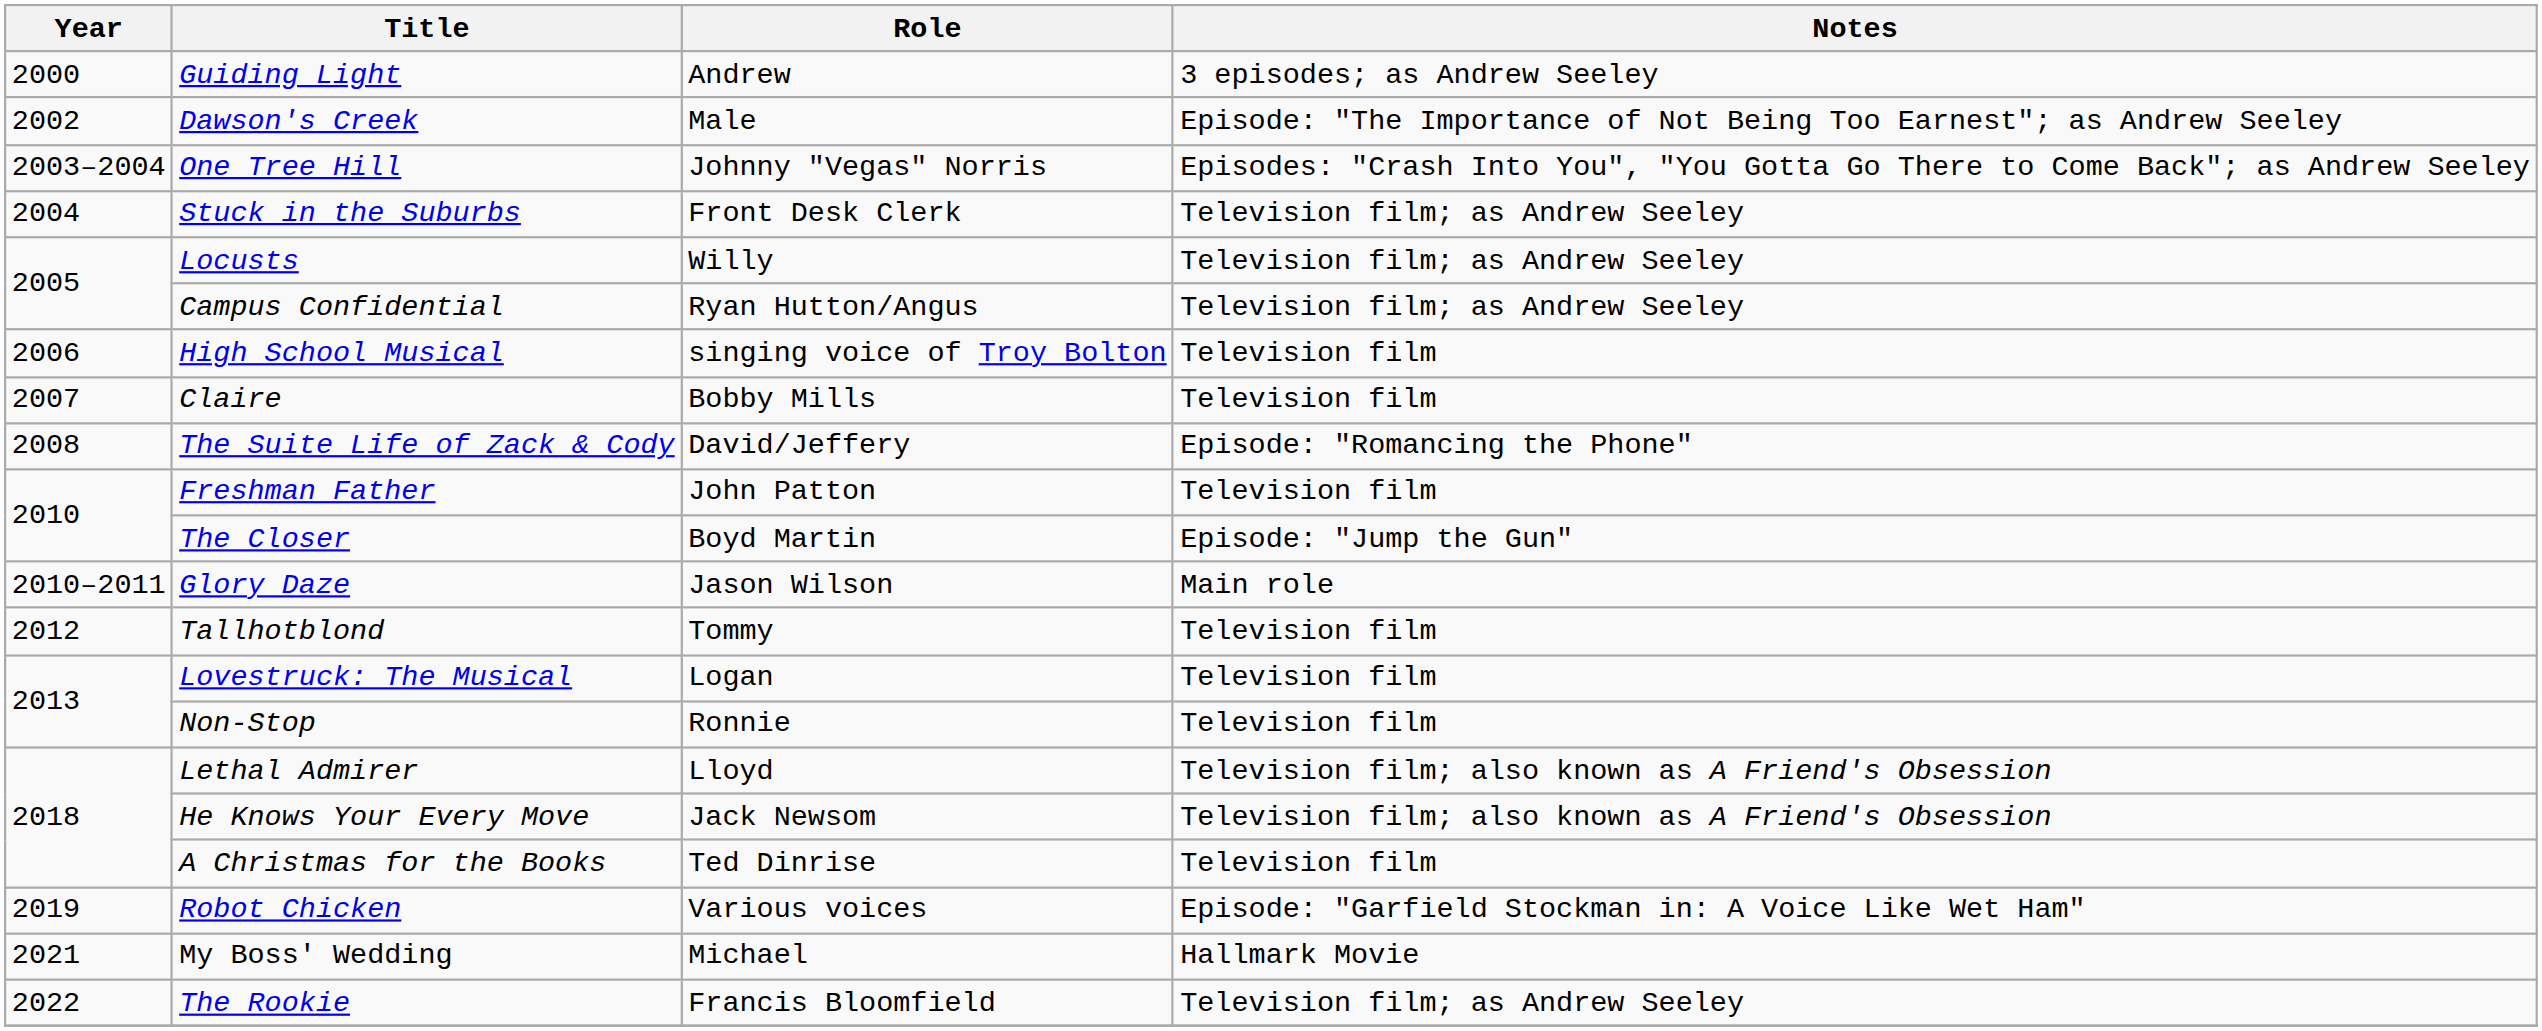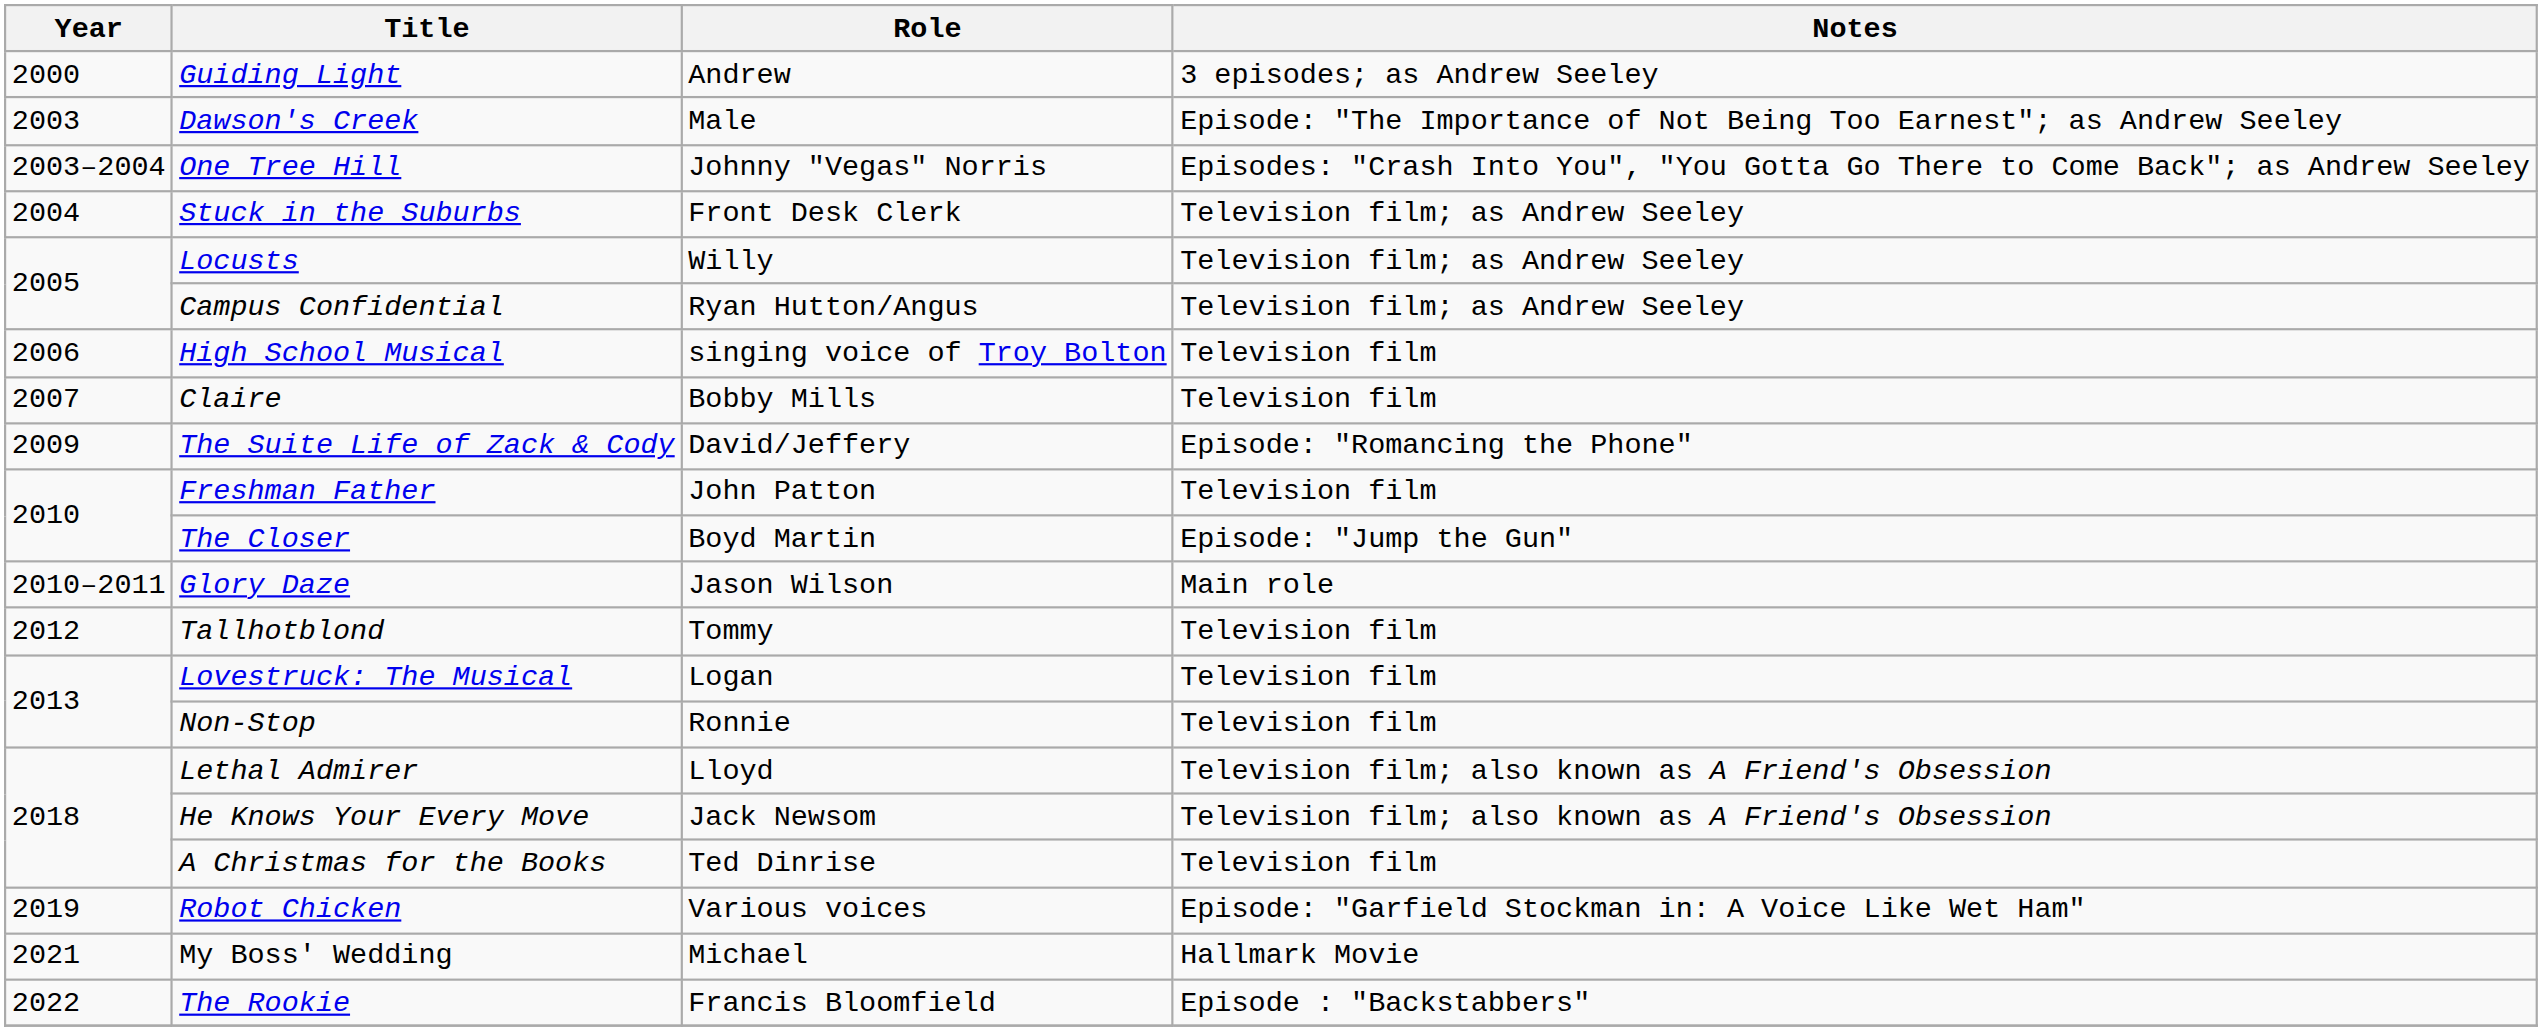(46, 121) 2002 -> (46, 121) 2003
(46, 446) 2008 -> (46, 446) 2009
(1462, 1003) Television film; as Andrew Seeley -> (1385, 1003) Episode : "Backstabbers"
